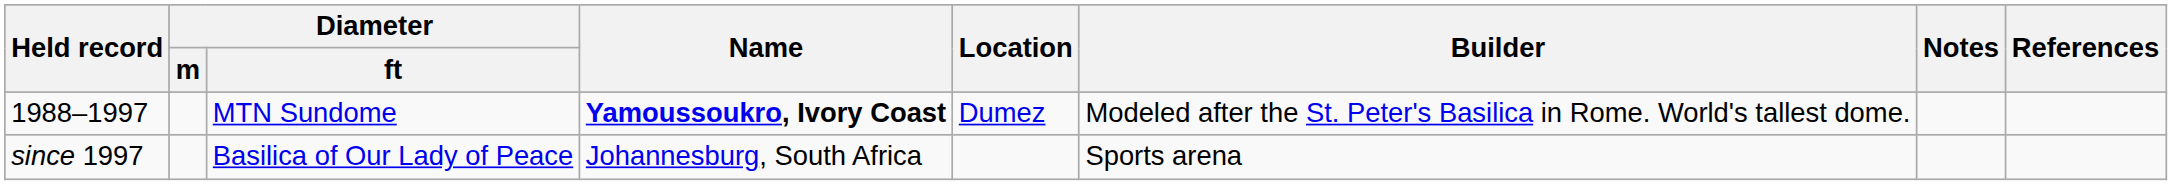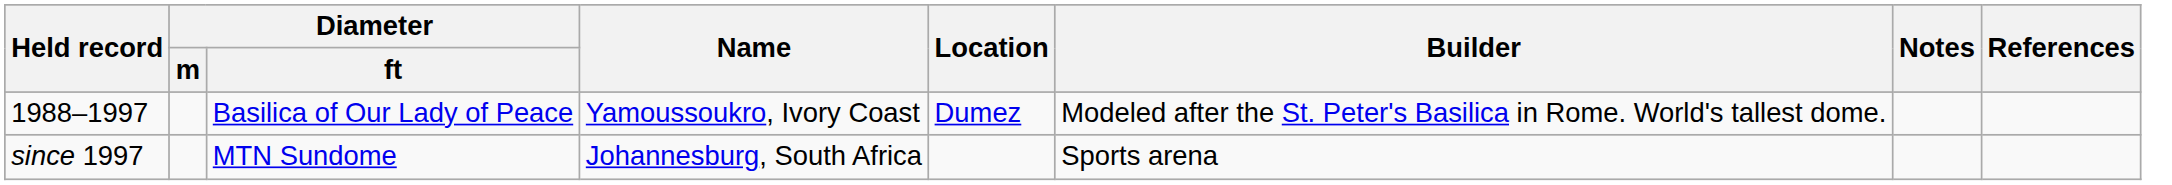(305, 112) MTN Sundome -> (393, 112) Basilica of Our Lady of Peace
(766, 112) bold -> (753, 112) normal
(393, 156) Basilica of Our Lady of Peace -> (305, 156) MTN Sundome
